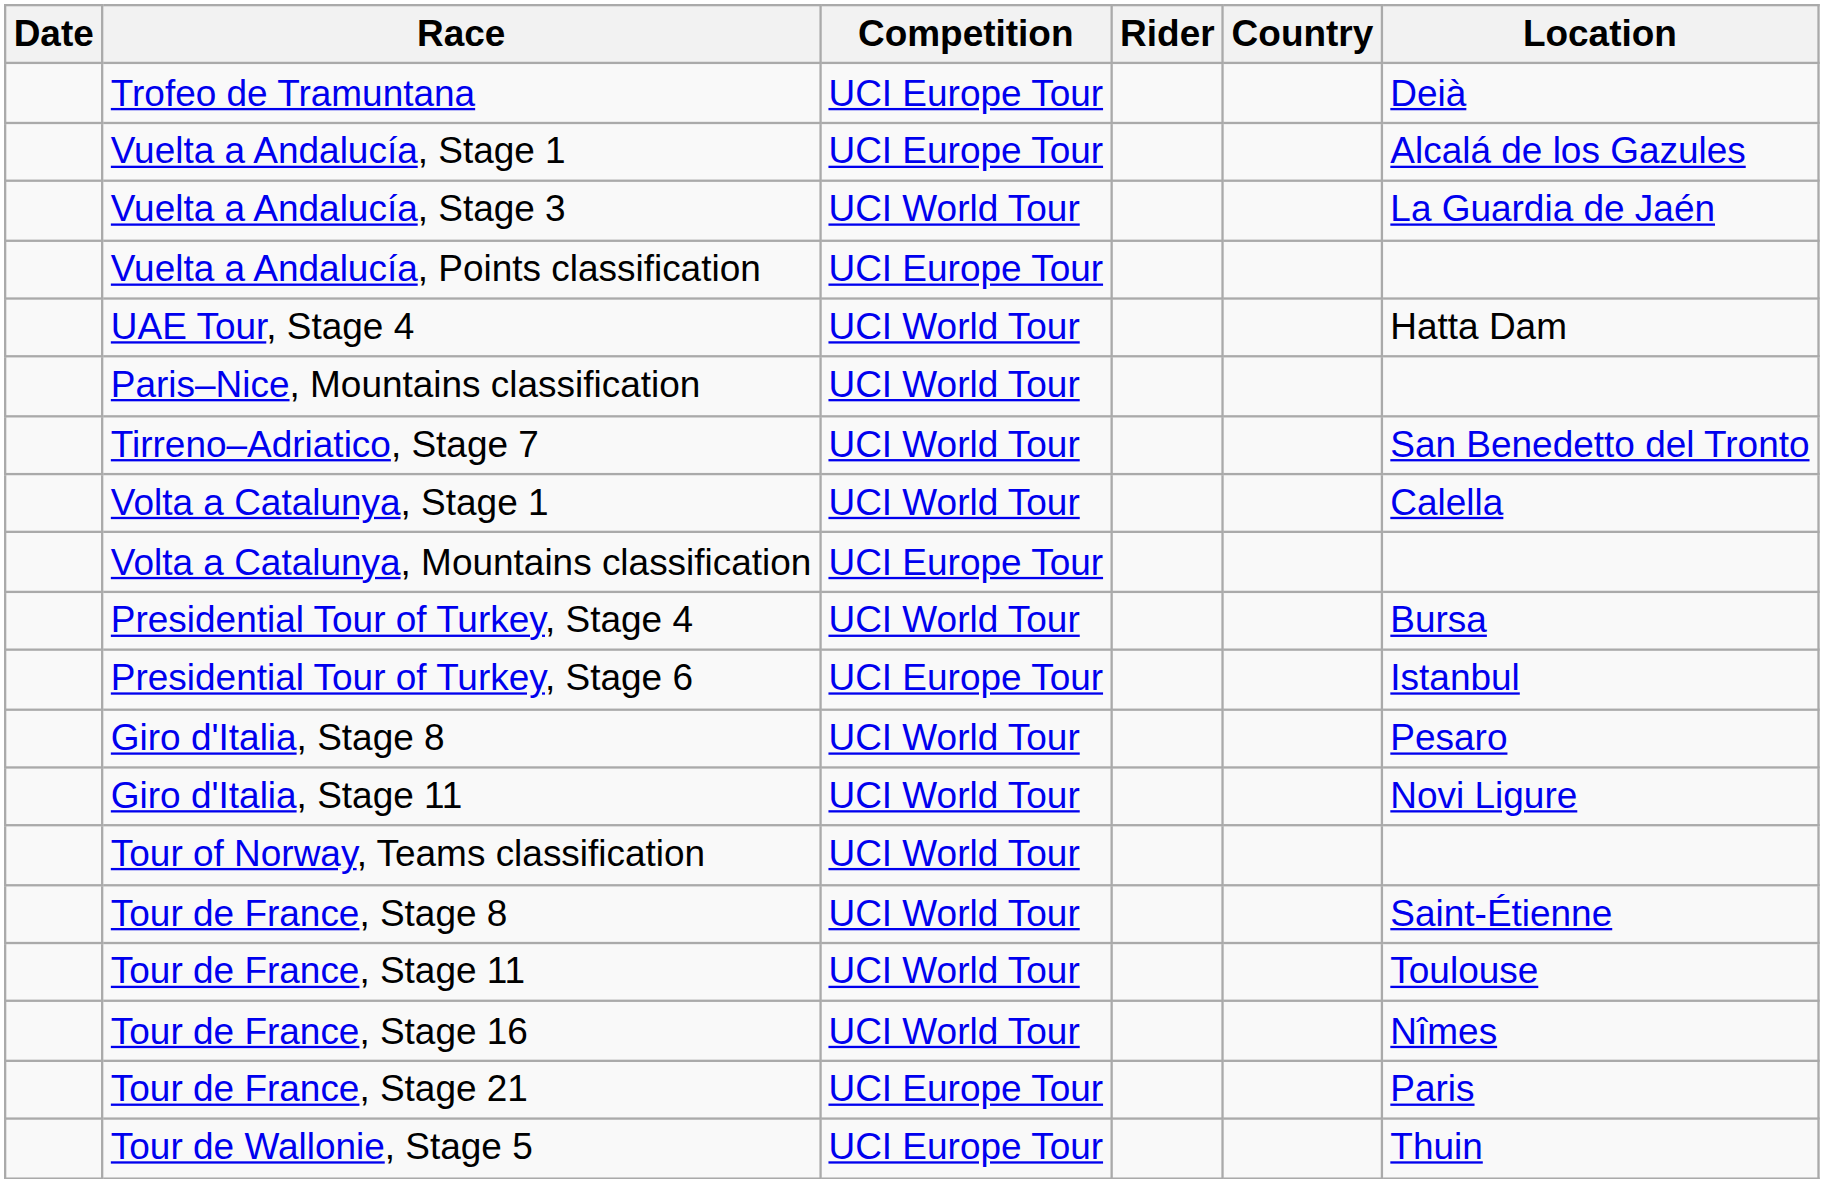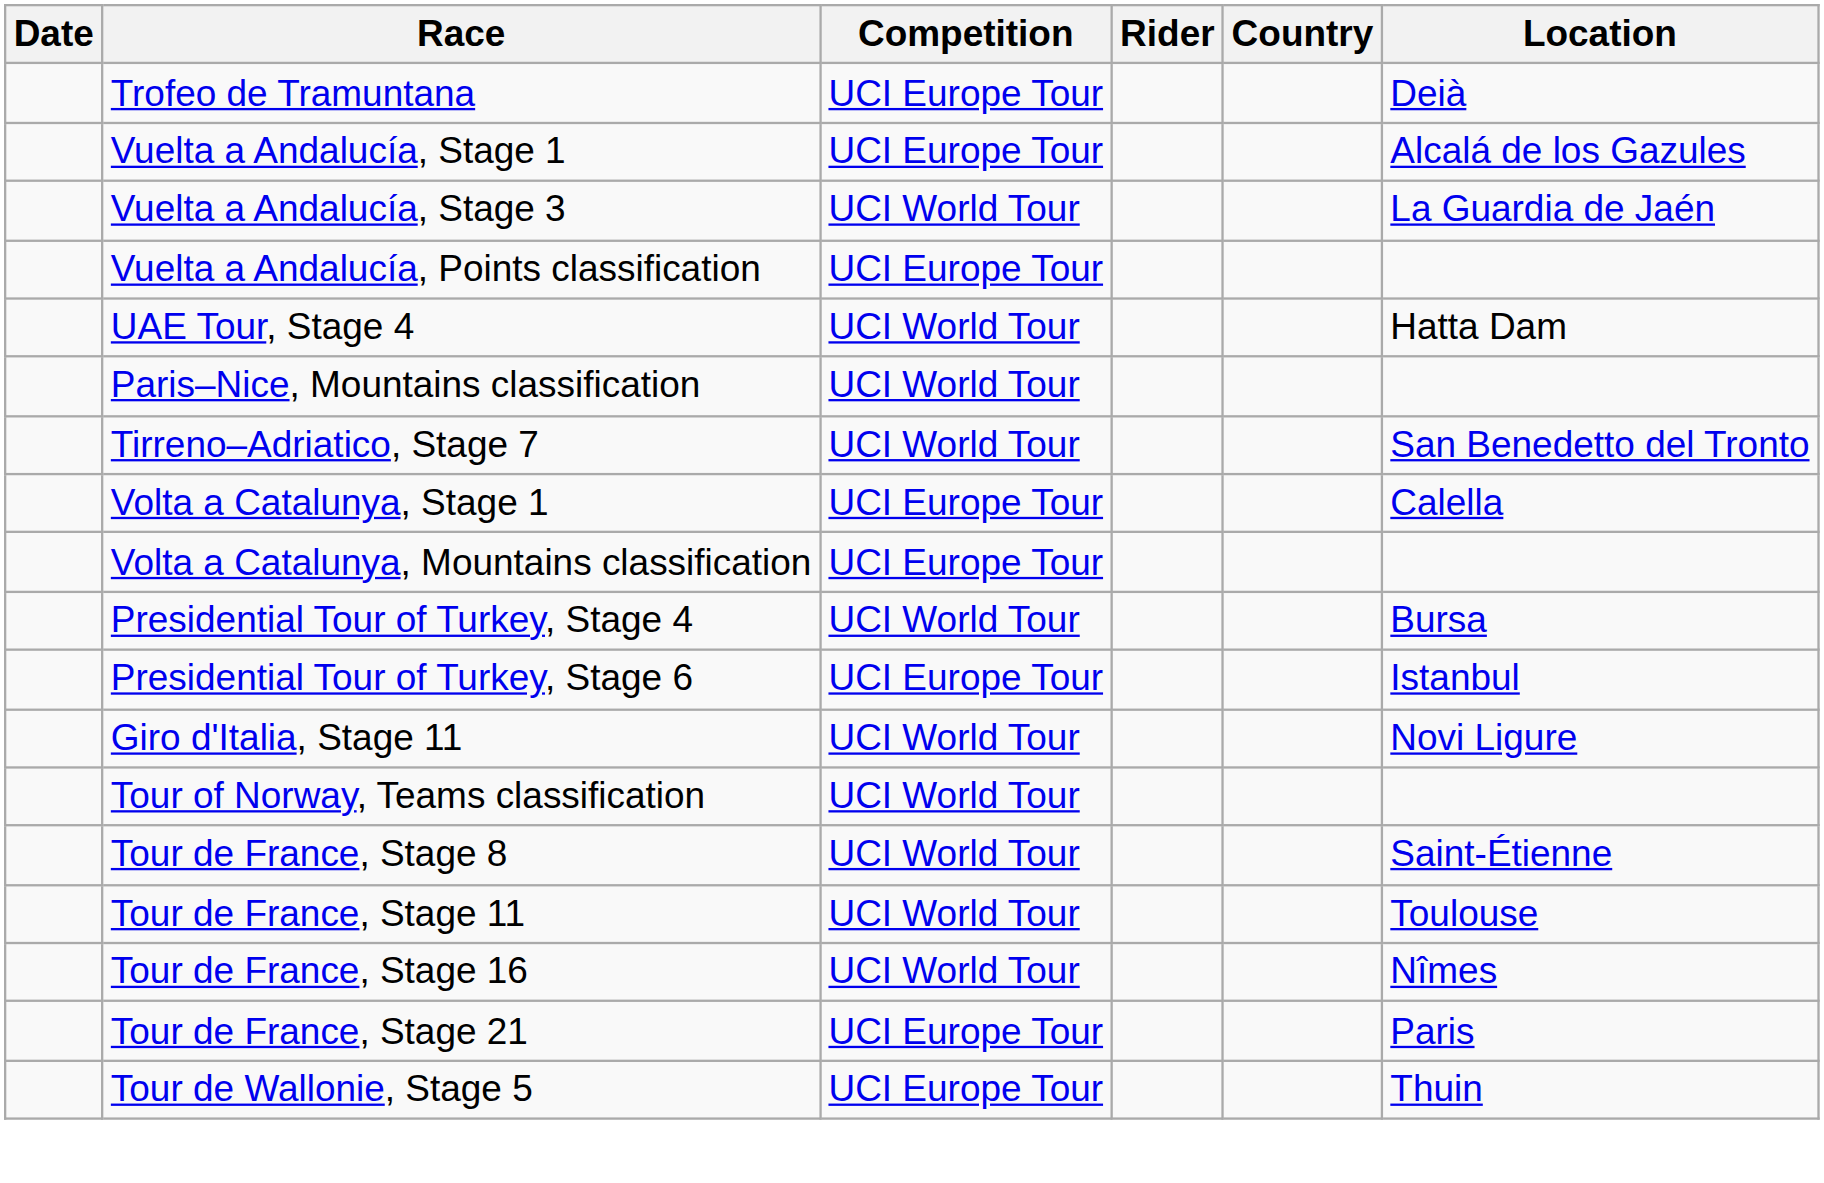(954, 502) UCI World Tour -> (966, 502) UCI Europe Tour
- row: (278, 737)
